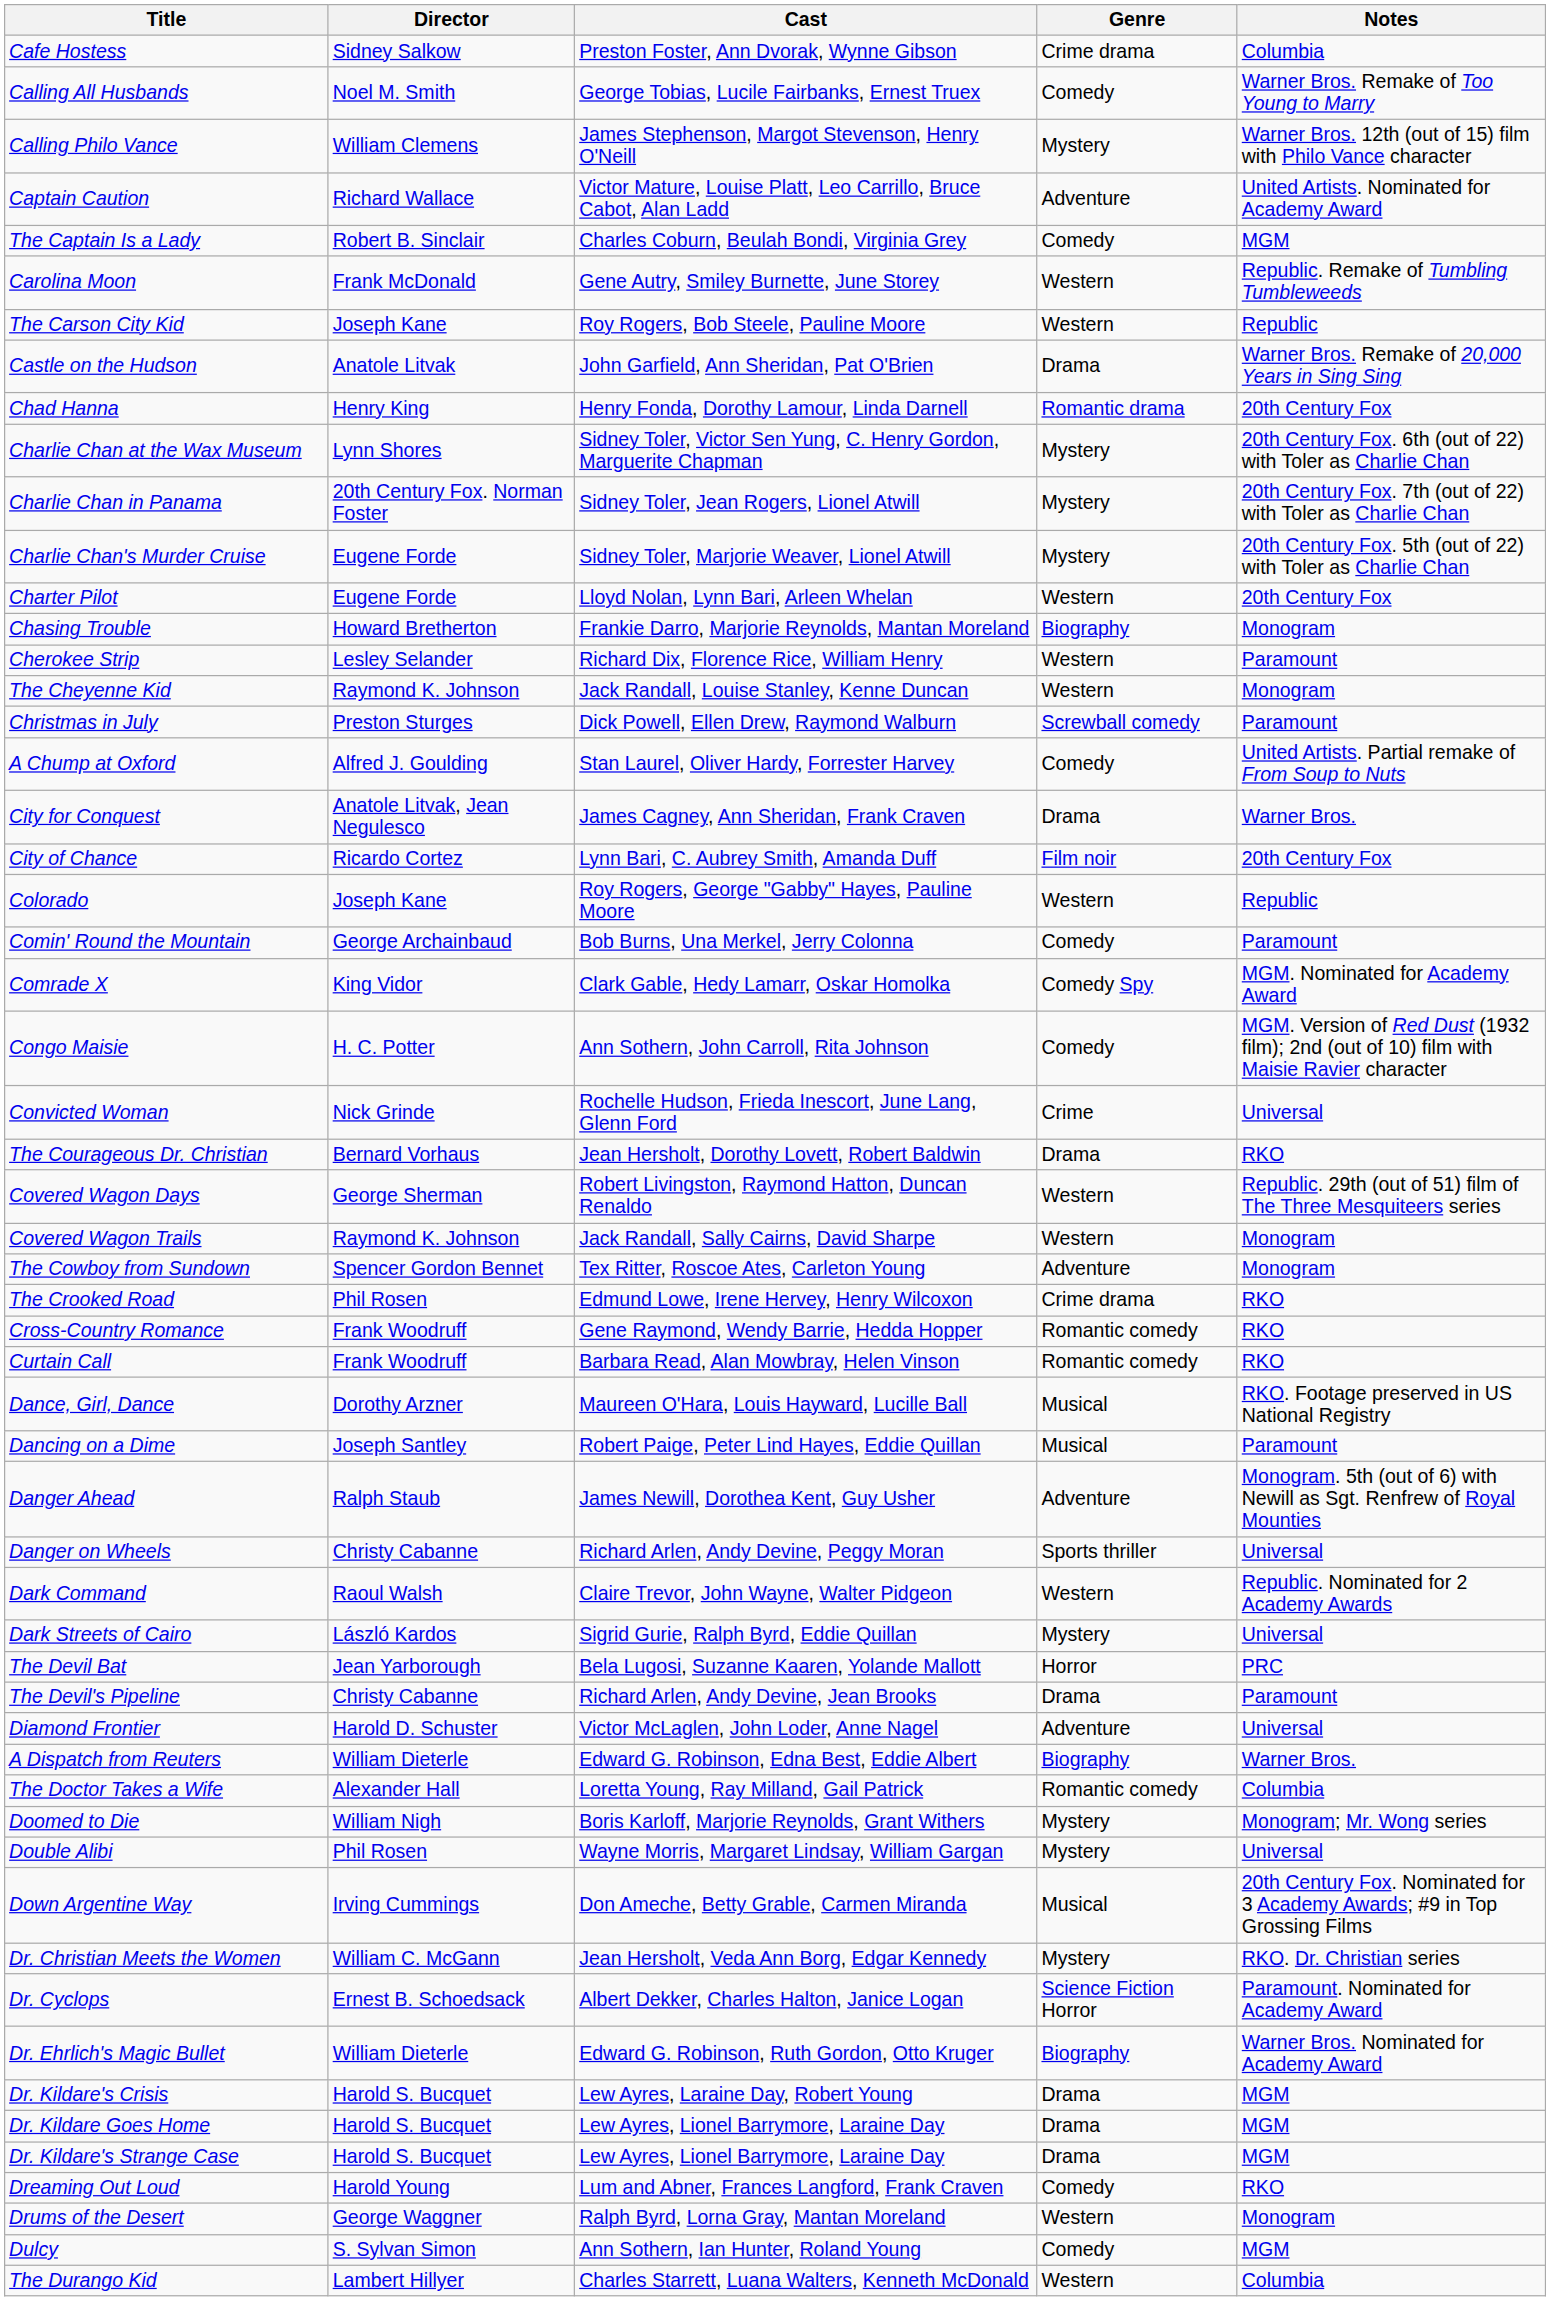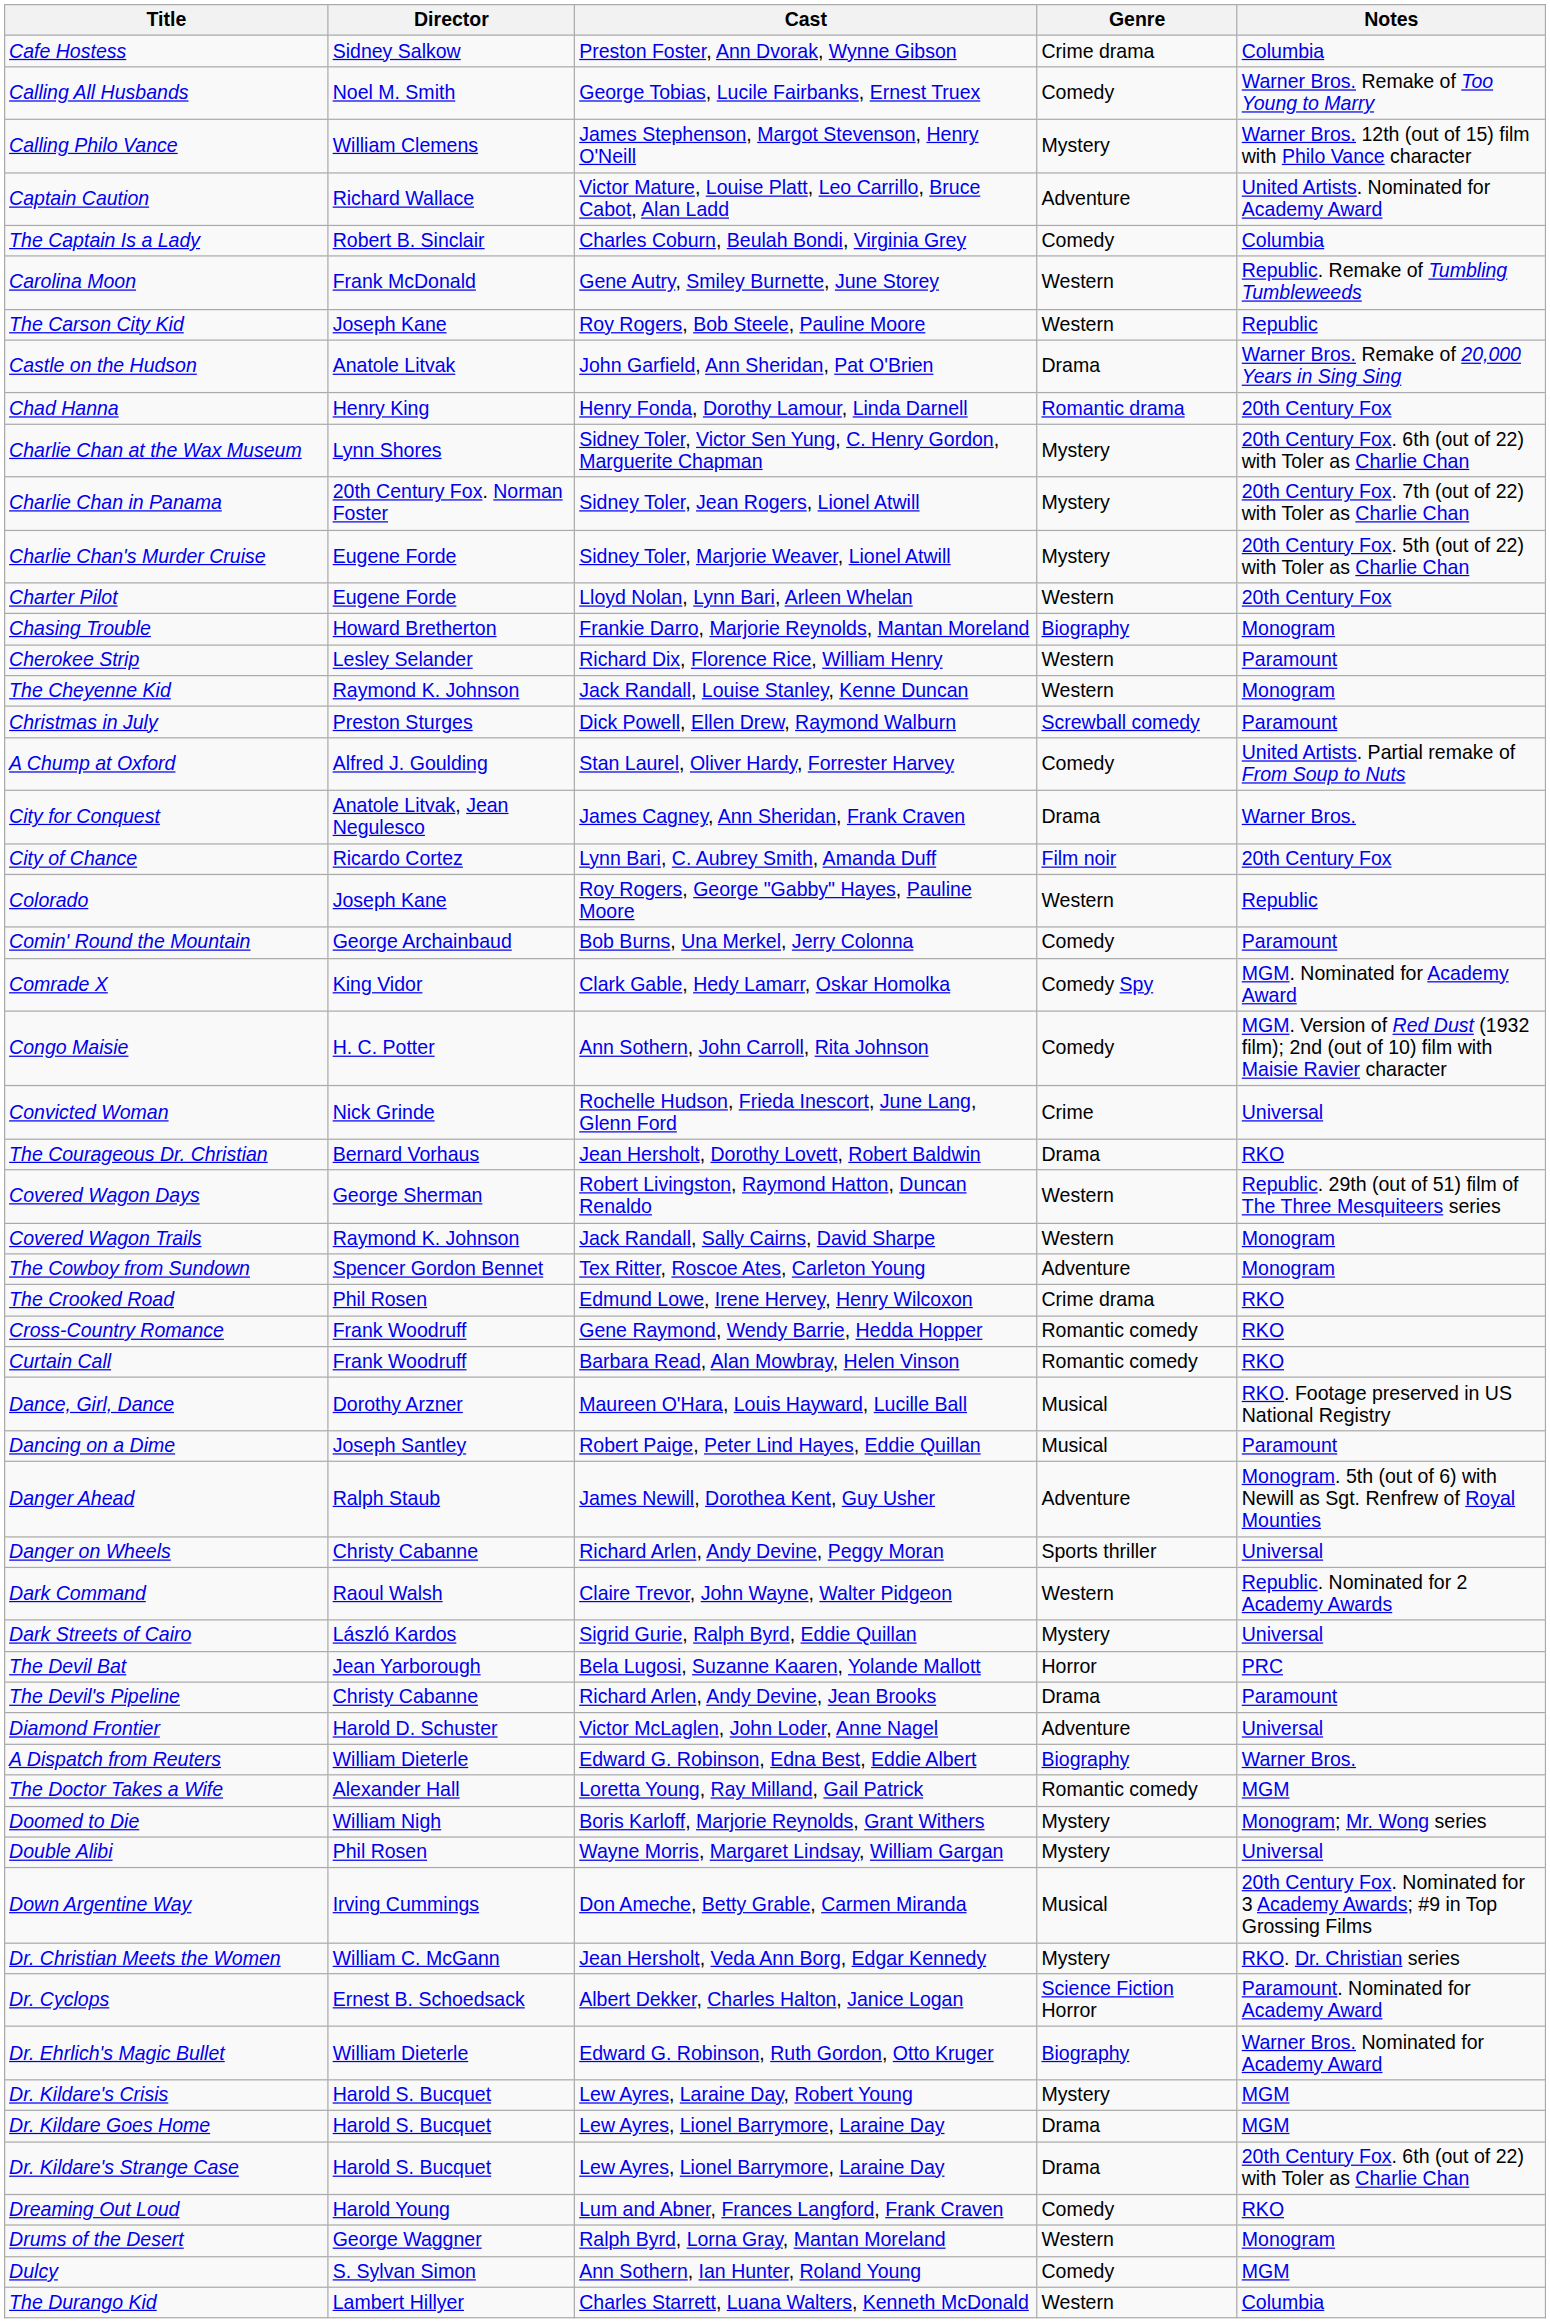(1266, 240) MGM -> (1283, 240) Columbia
(1283, 1790) Columbia -> (1266, 1790) MGM
(1071, 2094) Drama -> (1076, 2094) Mystery
(1266, 2156) MGM -> (1383, 2167) 20th Century Fox. 6th (out of 22) with Toler as Charlie Chan
